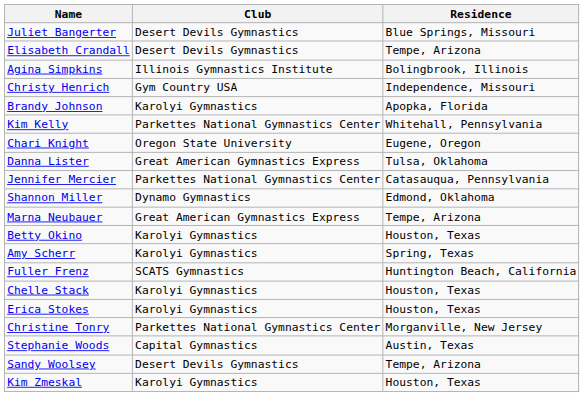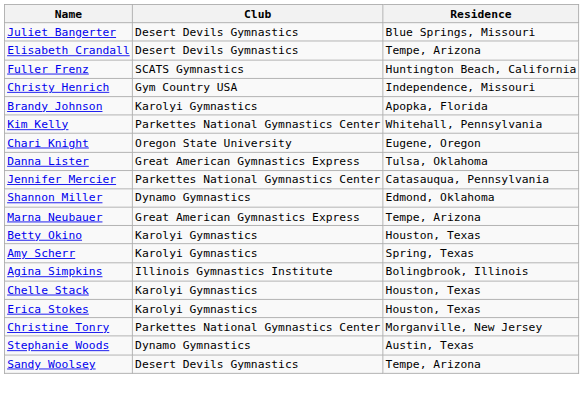rows swapped: (48, 272) <-> (55, 69)
(196, 345) Capital Gymnastics -> (193, 345) Dynamo Gymnastics
- row: (45, 382)
